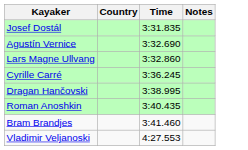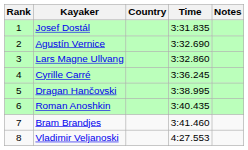+ column: (19, 12)
